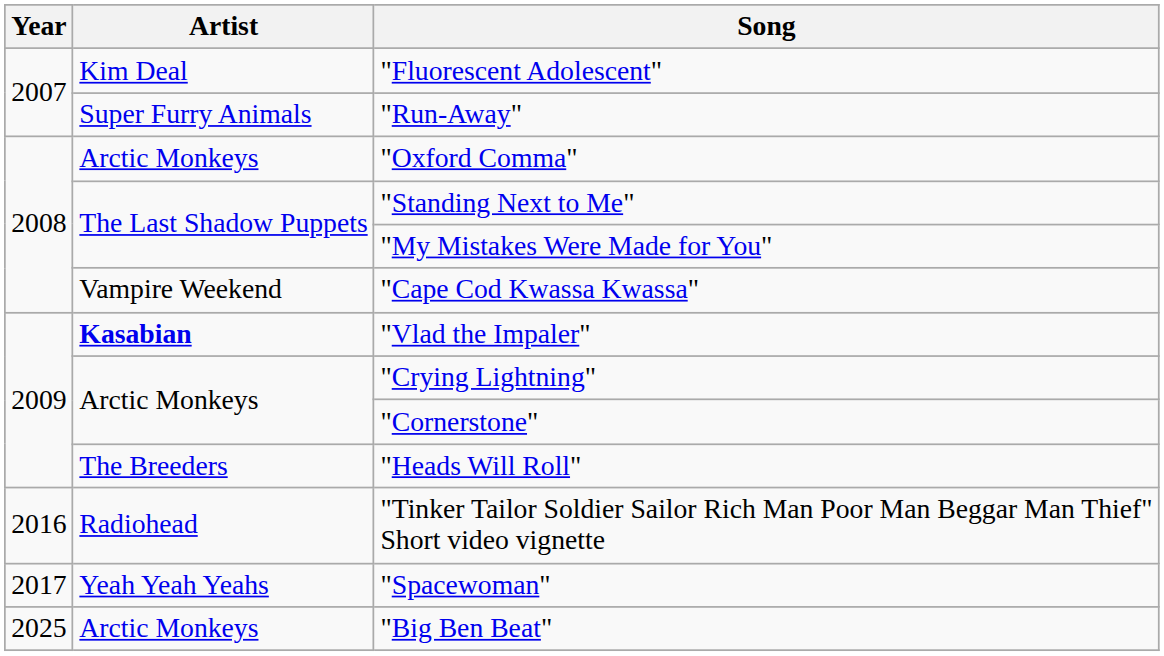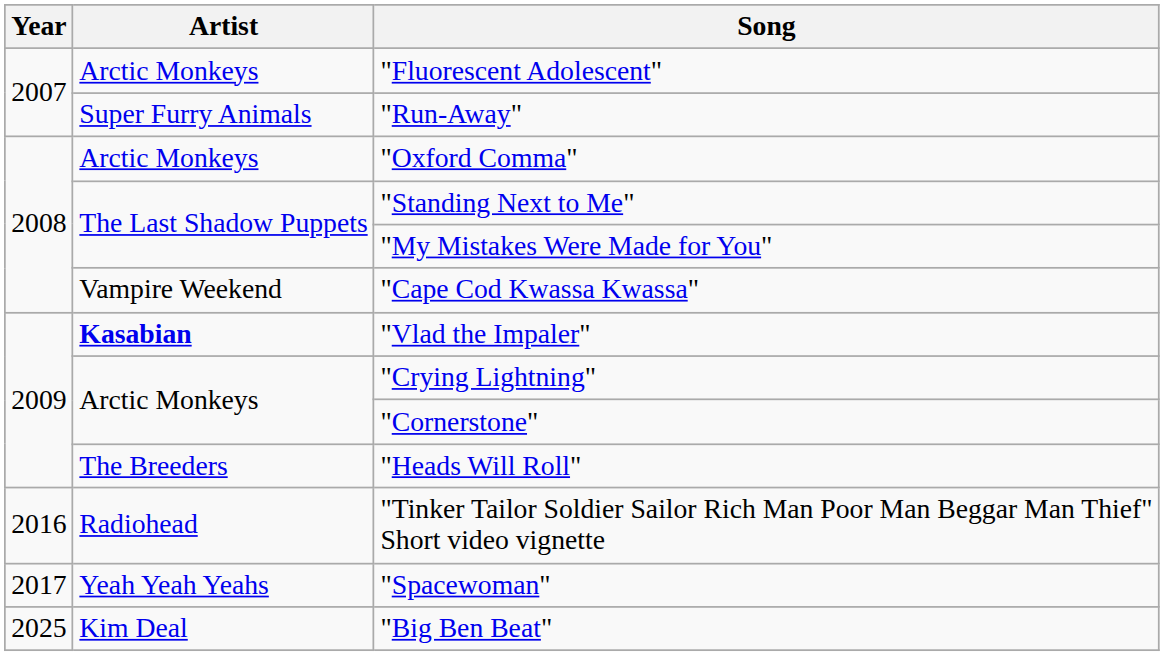(134, 70) Kim Deal -> (169, 70) Arctic Monkeys
(169, 628) Arctic Monkeys -> (134, 628) Kim Deal
